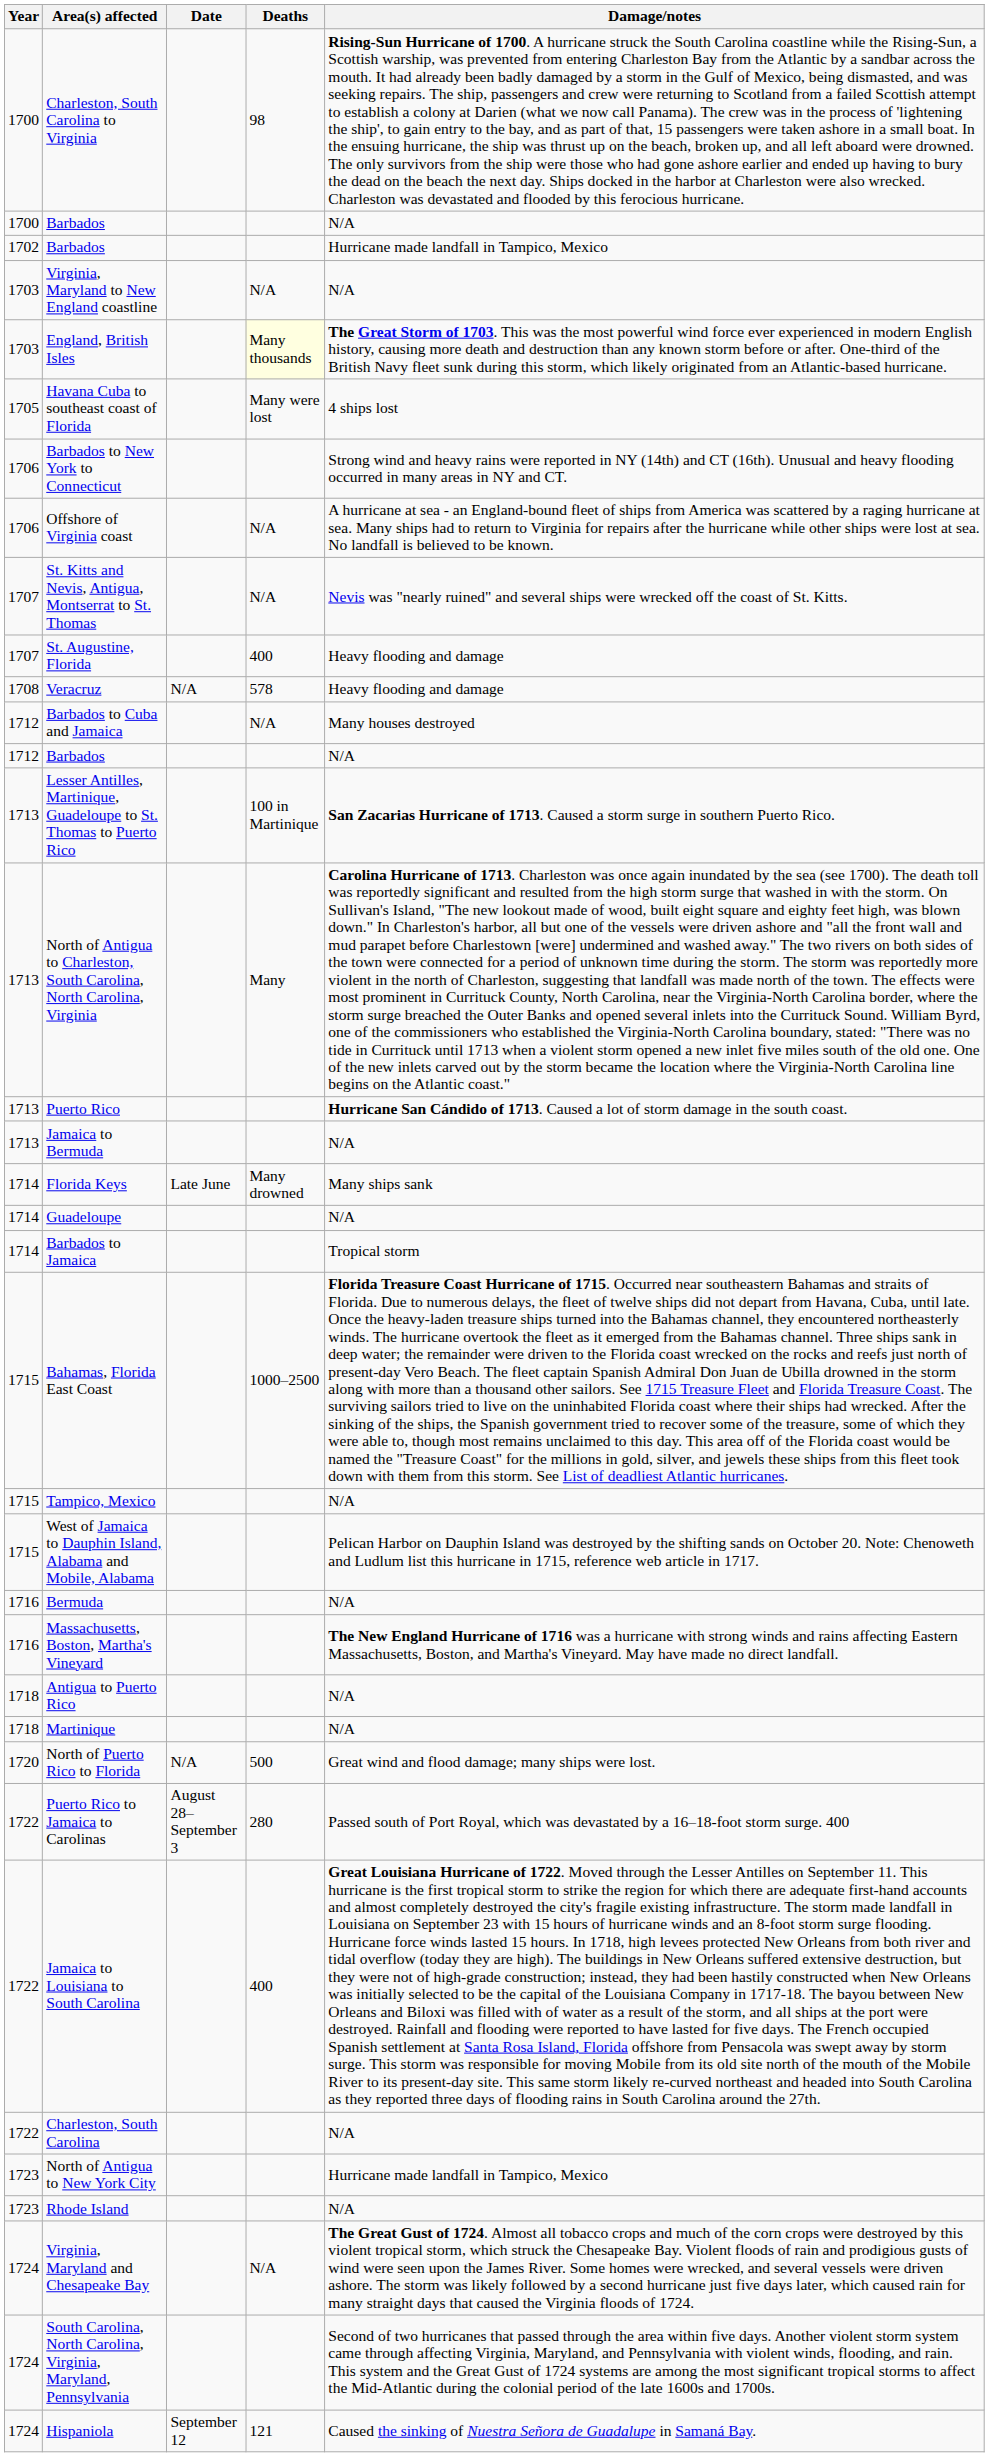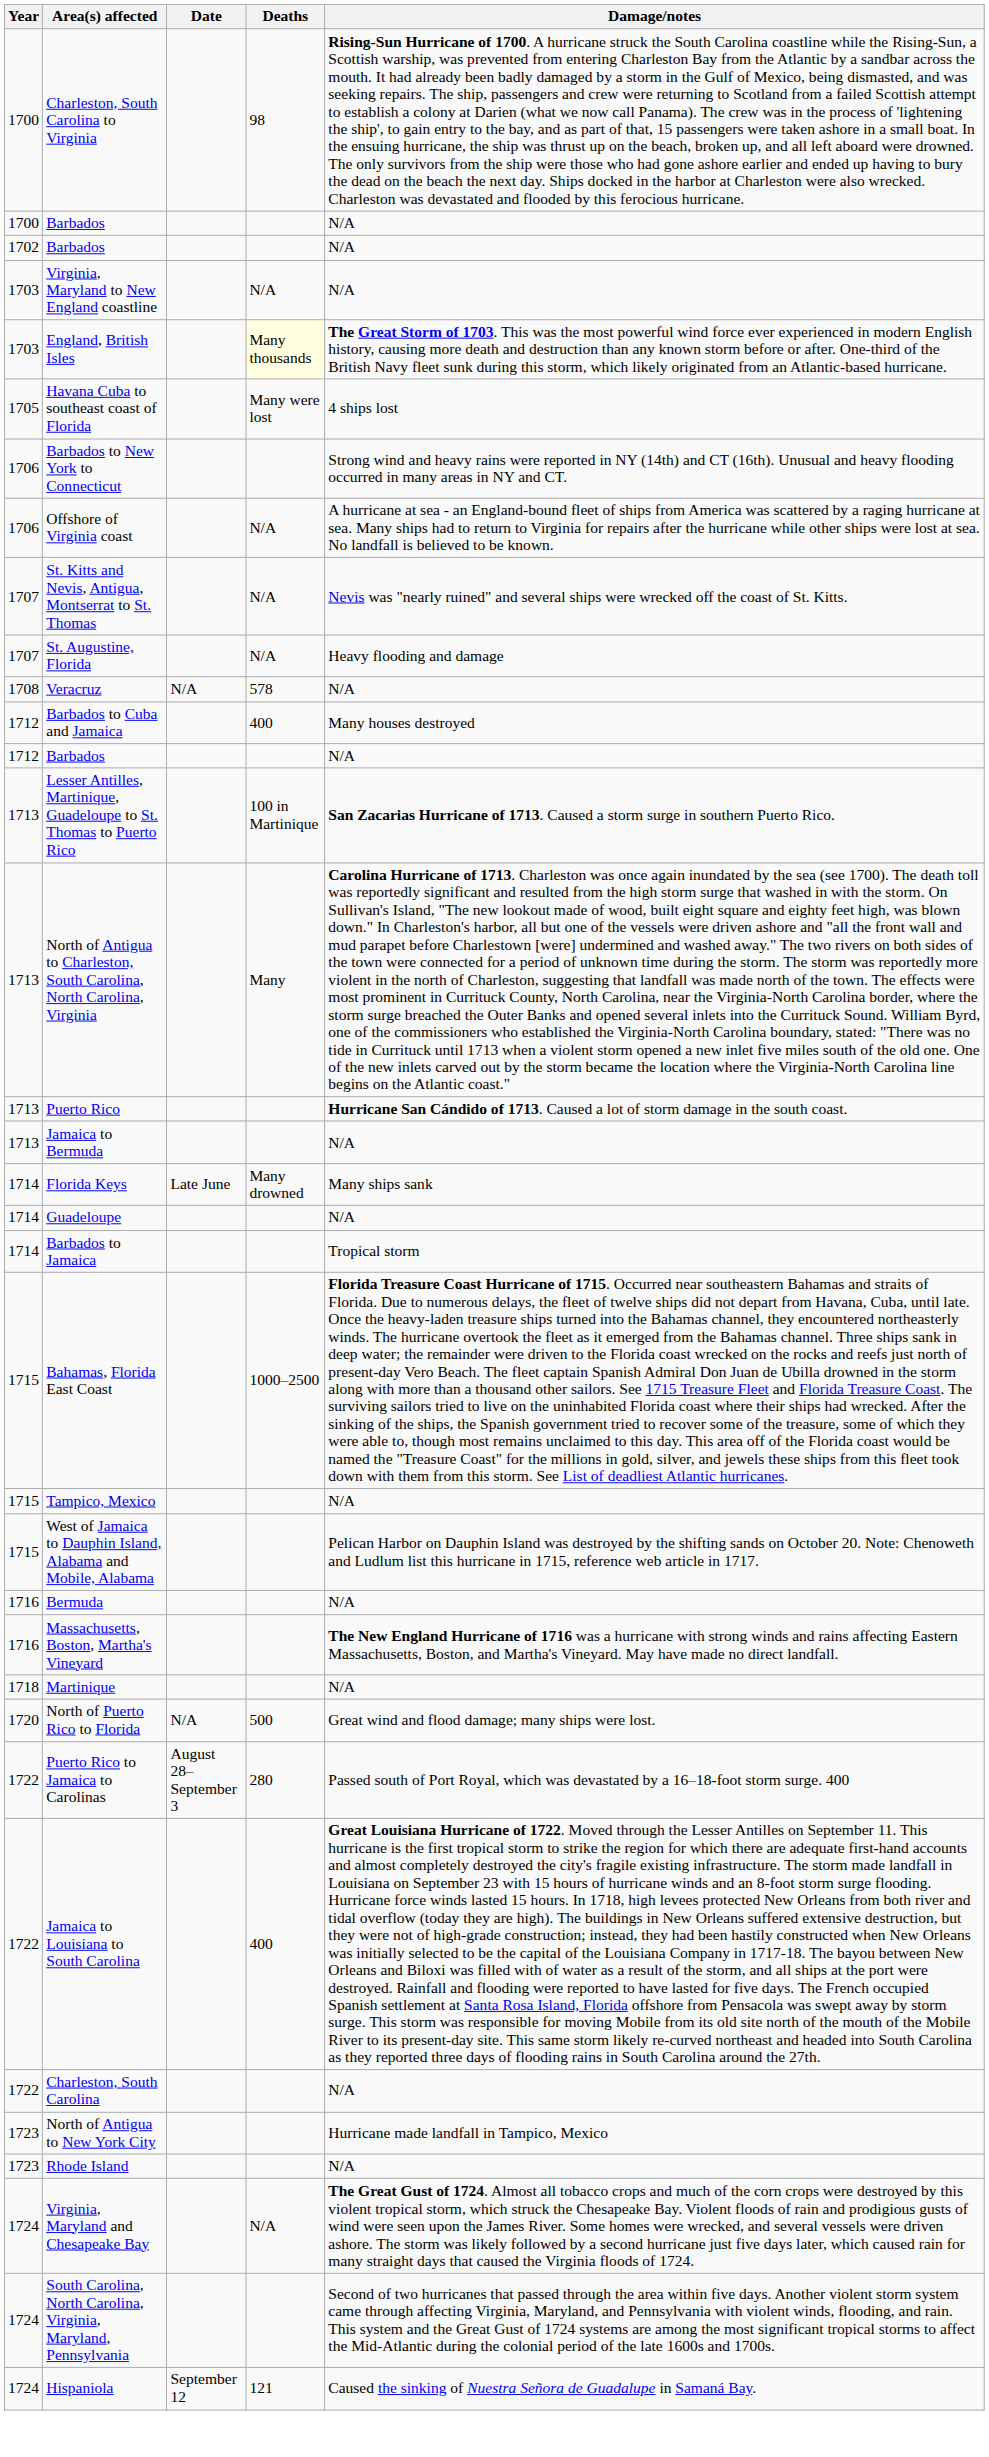(468, 247) Hurricane made landfall in Tampico, Mexico -> (342, 247) N/A
(261, 655) 400 -> (263, 655) N/A
(416, 689) Heavy flooding and damage -> (342, 689) N/A
(263, 722) N/A -> (261, 722) 400
- row: (24, 1695)
